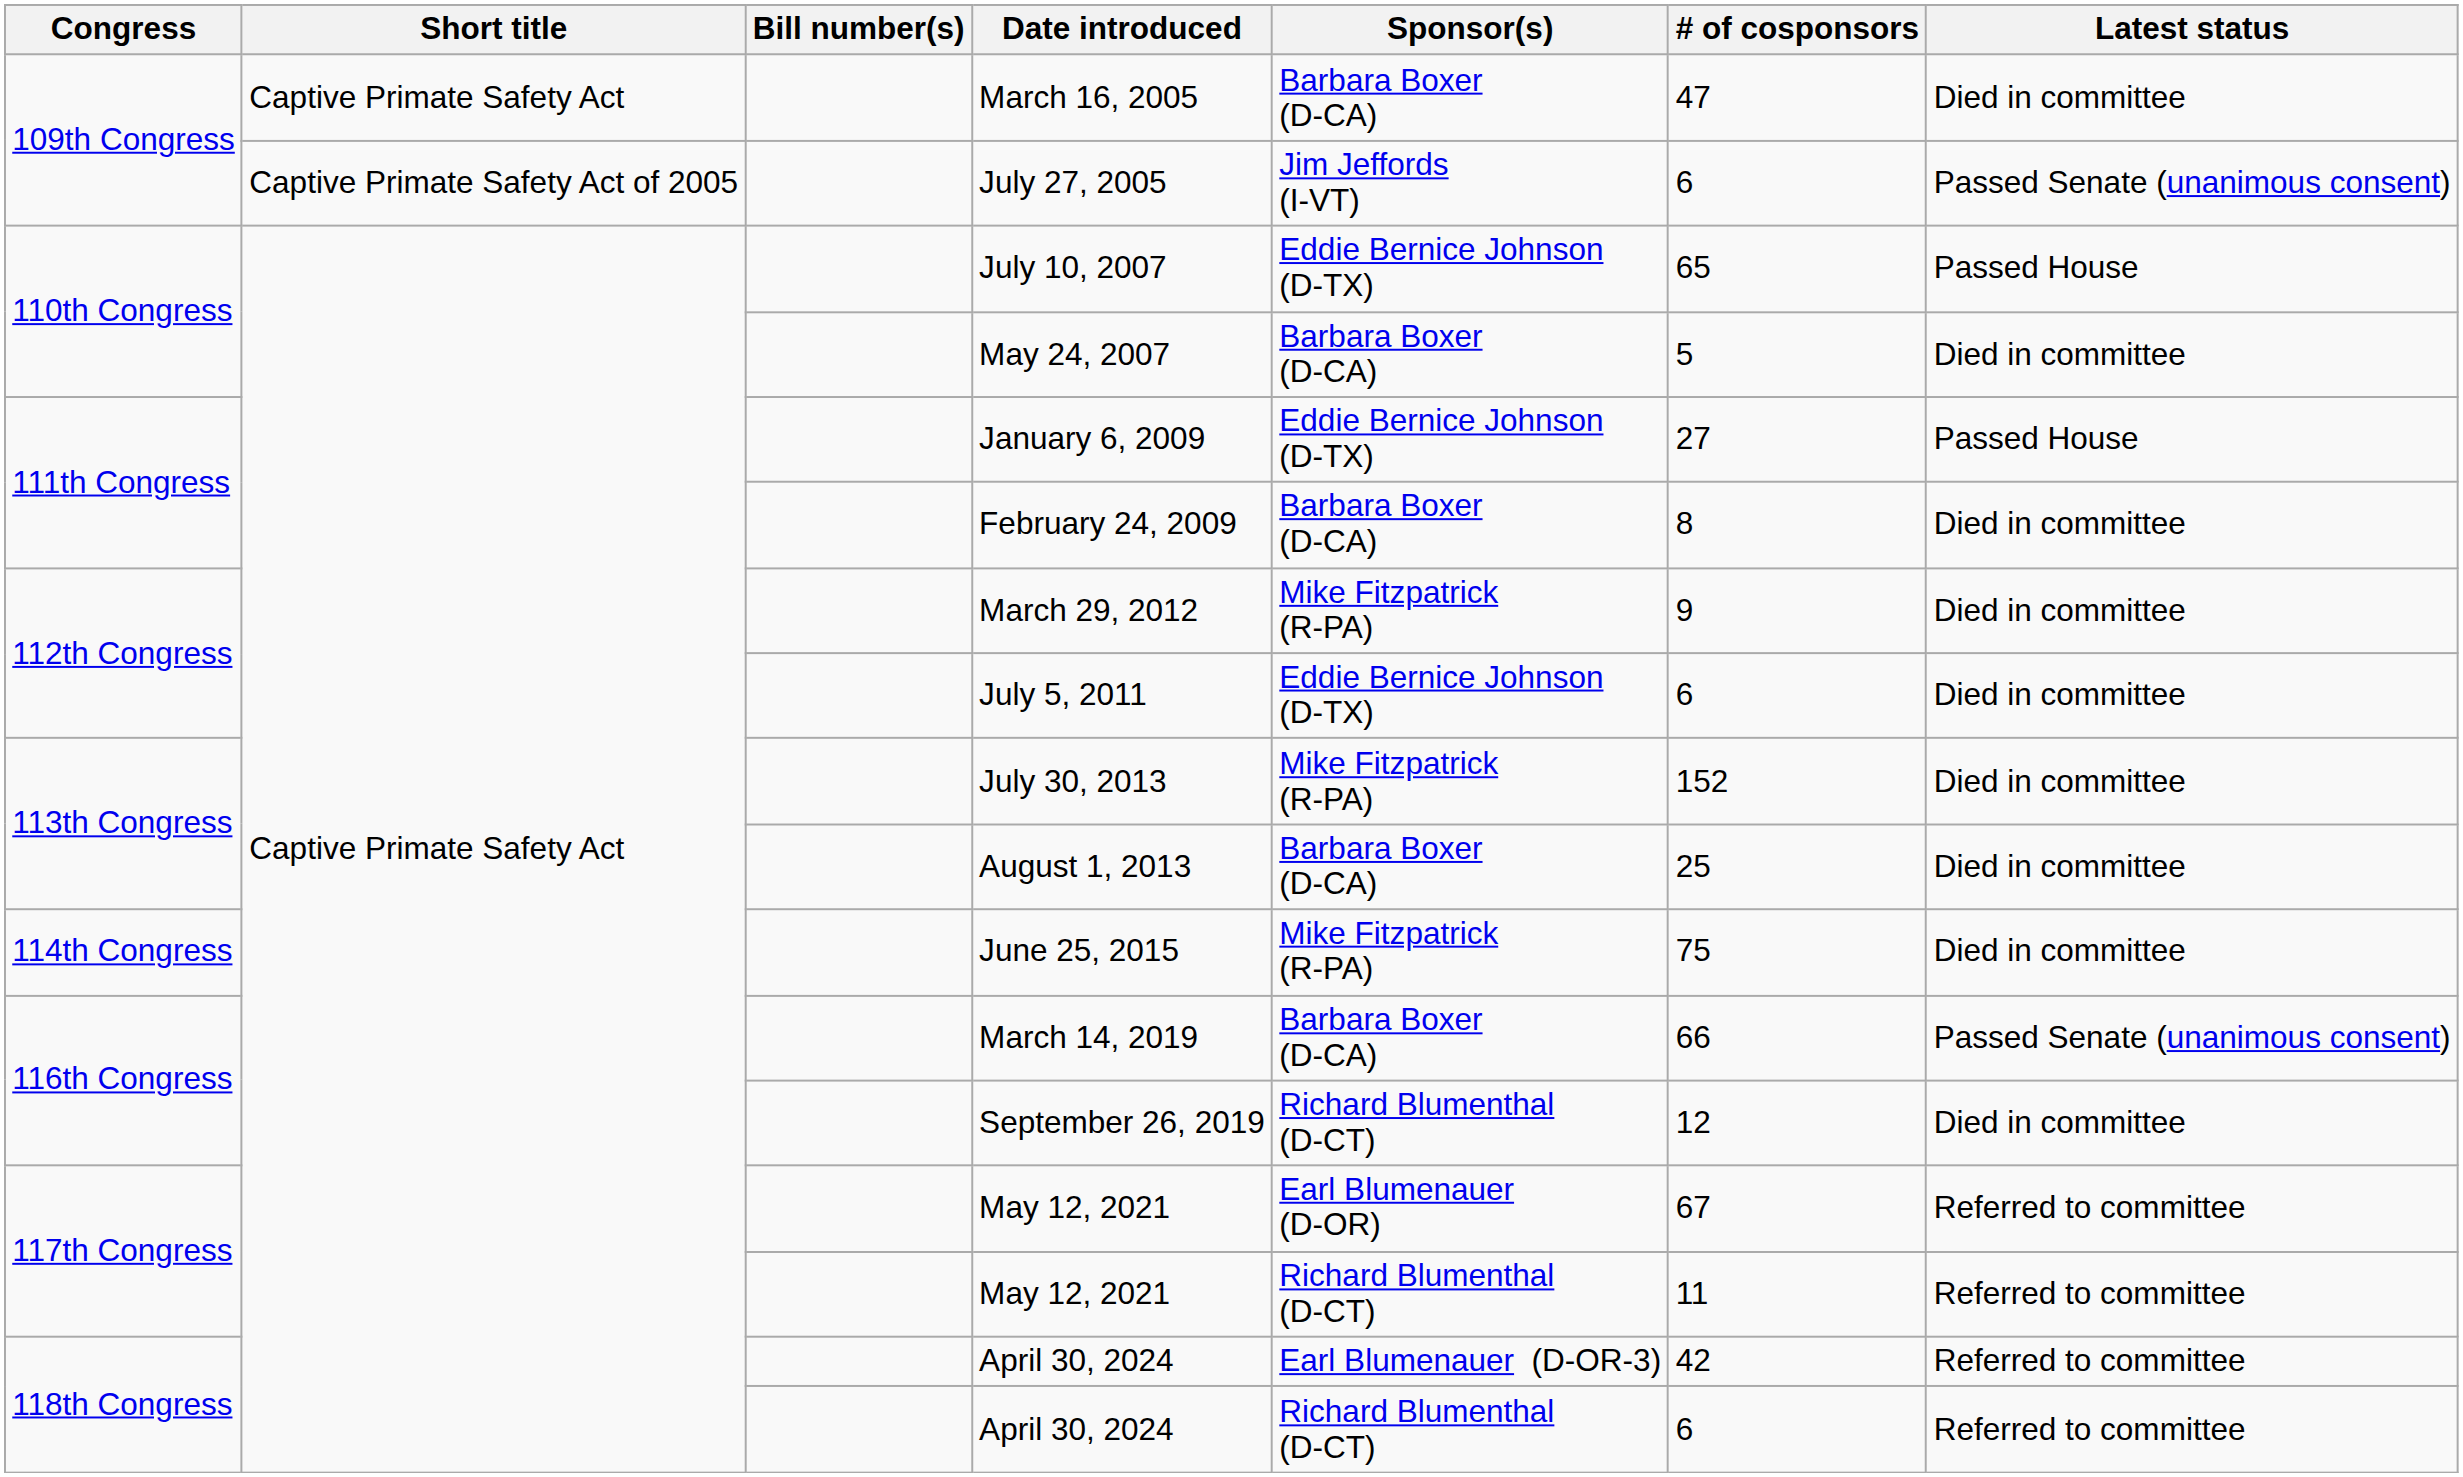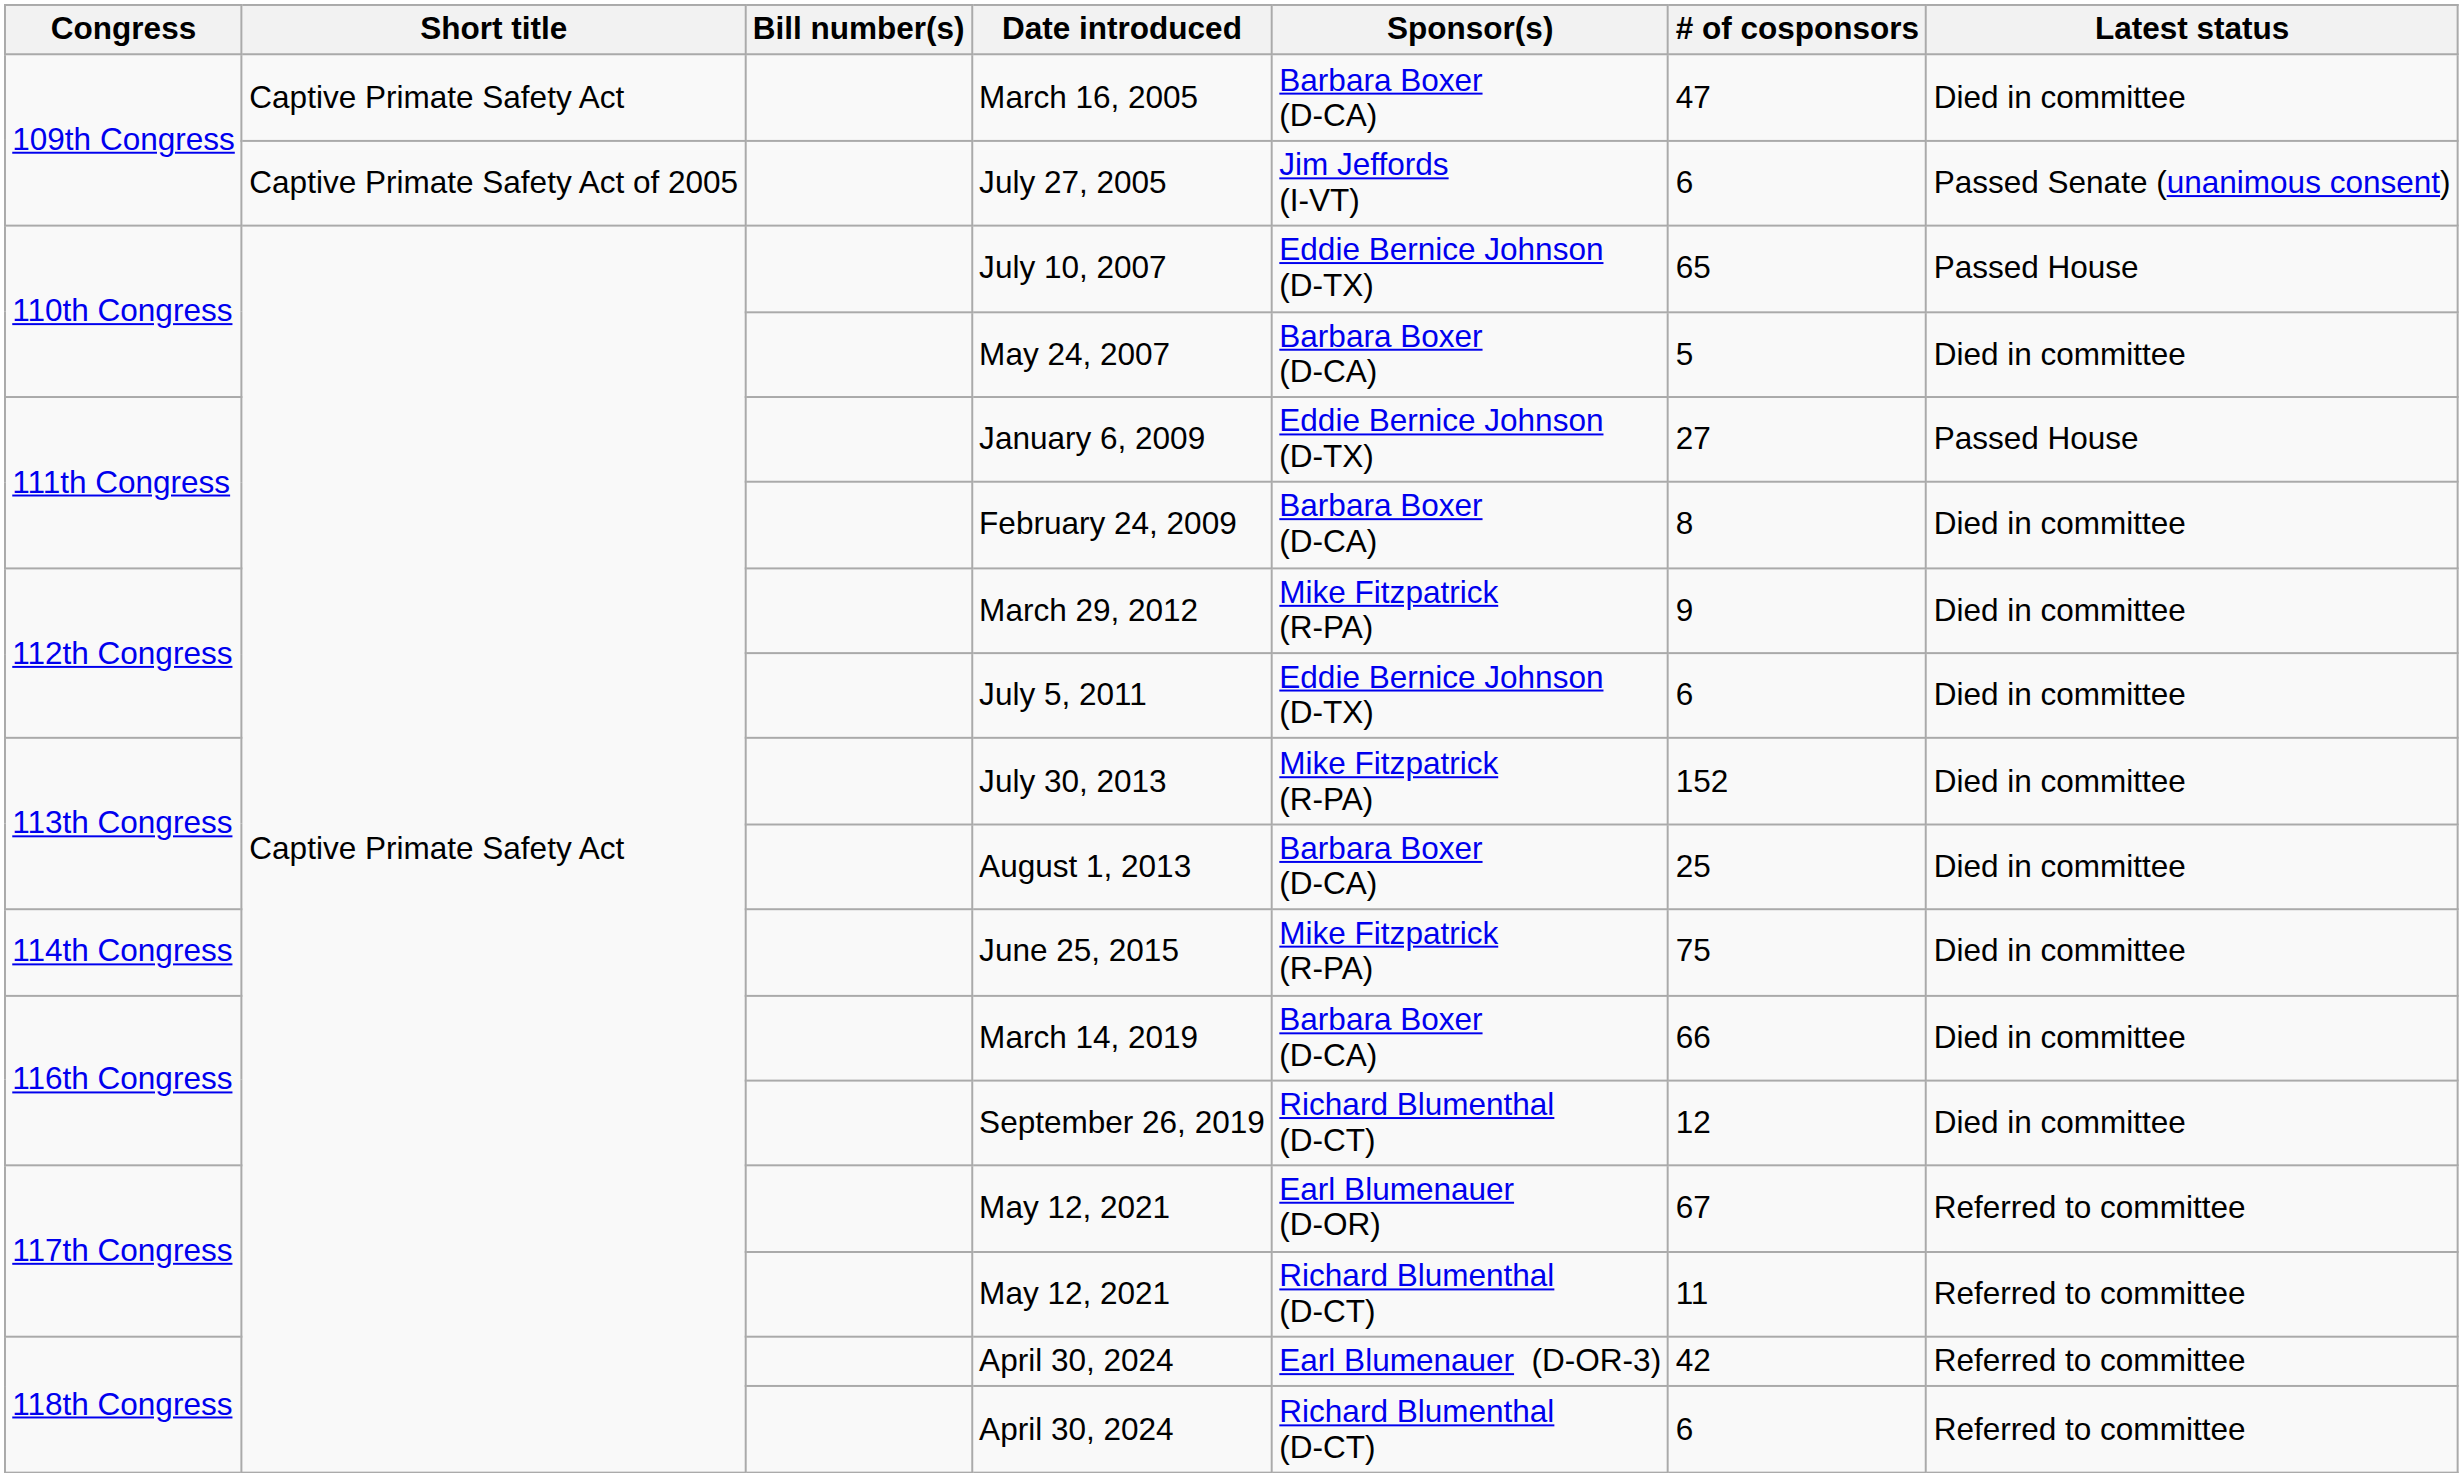(2192, 1037) Passed Senate (unanimous consent) -> (2060, 1037) Died in committee
